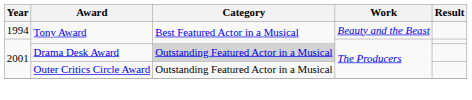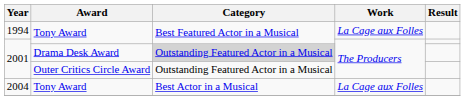(384, 30) Beauty and the Beast -> (380, 30) La Cage aux Folles
+ row: (18, 87)
